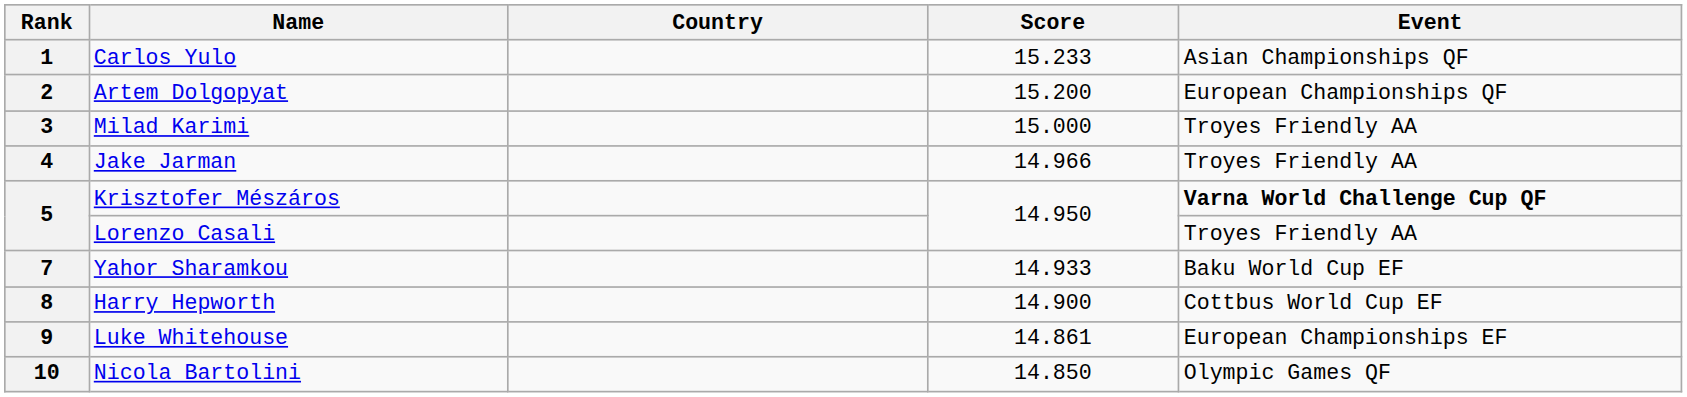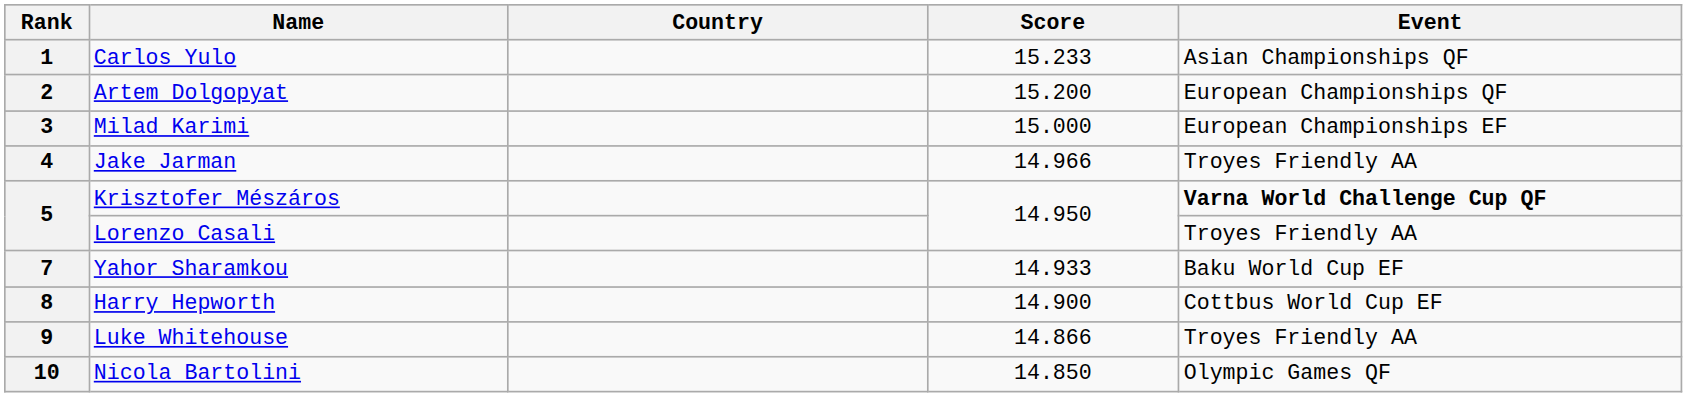(1300, 128) Troyes Friendly AA -> (1346, 128) European Championships EF
(1053, 339) 14.861 -> (1053, 339) 14.866
(1346, 339) European Championships EF -> (1300, 339) Troyes Friendly AA
